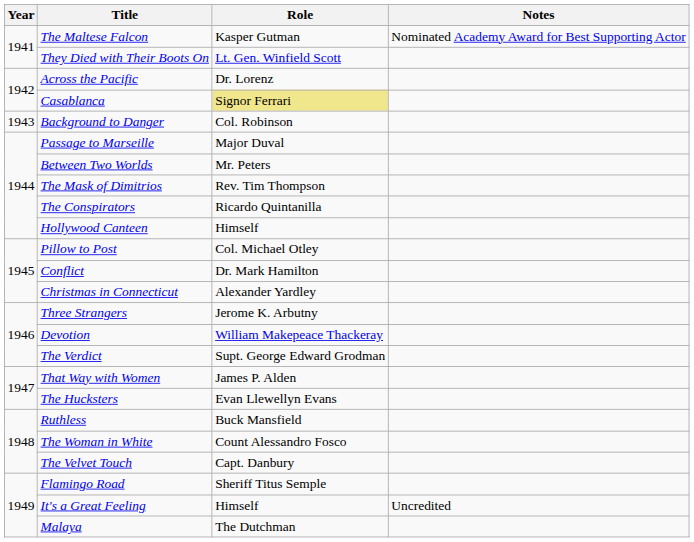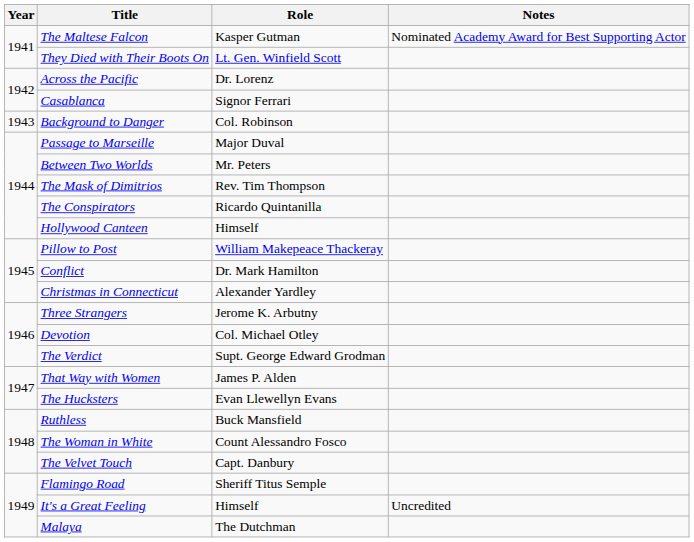(253, 100) khaki background -> (253, 100) no background
(267, 249) Col. Michael Otley -> (299, 249) William Makepeace Thackeray
(299, 334) William Makepeace Thackeray -> (267, 334) Col. Michael Otley
